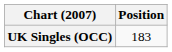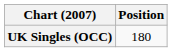(141, 36) 183 -> (141, 36) 180
